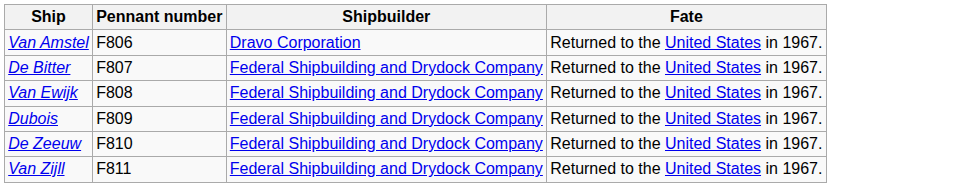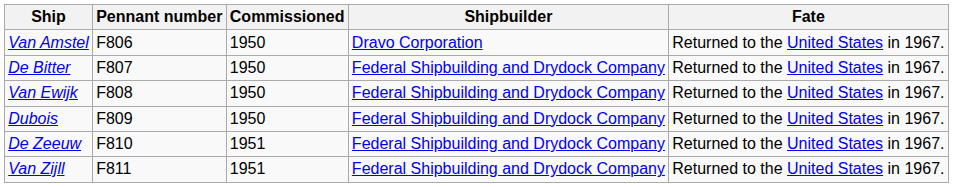+ column: (287, 17)
